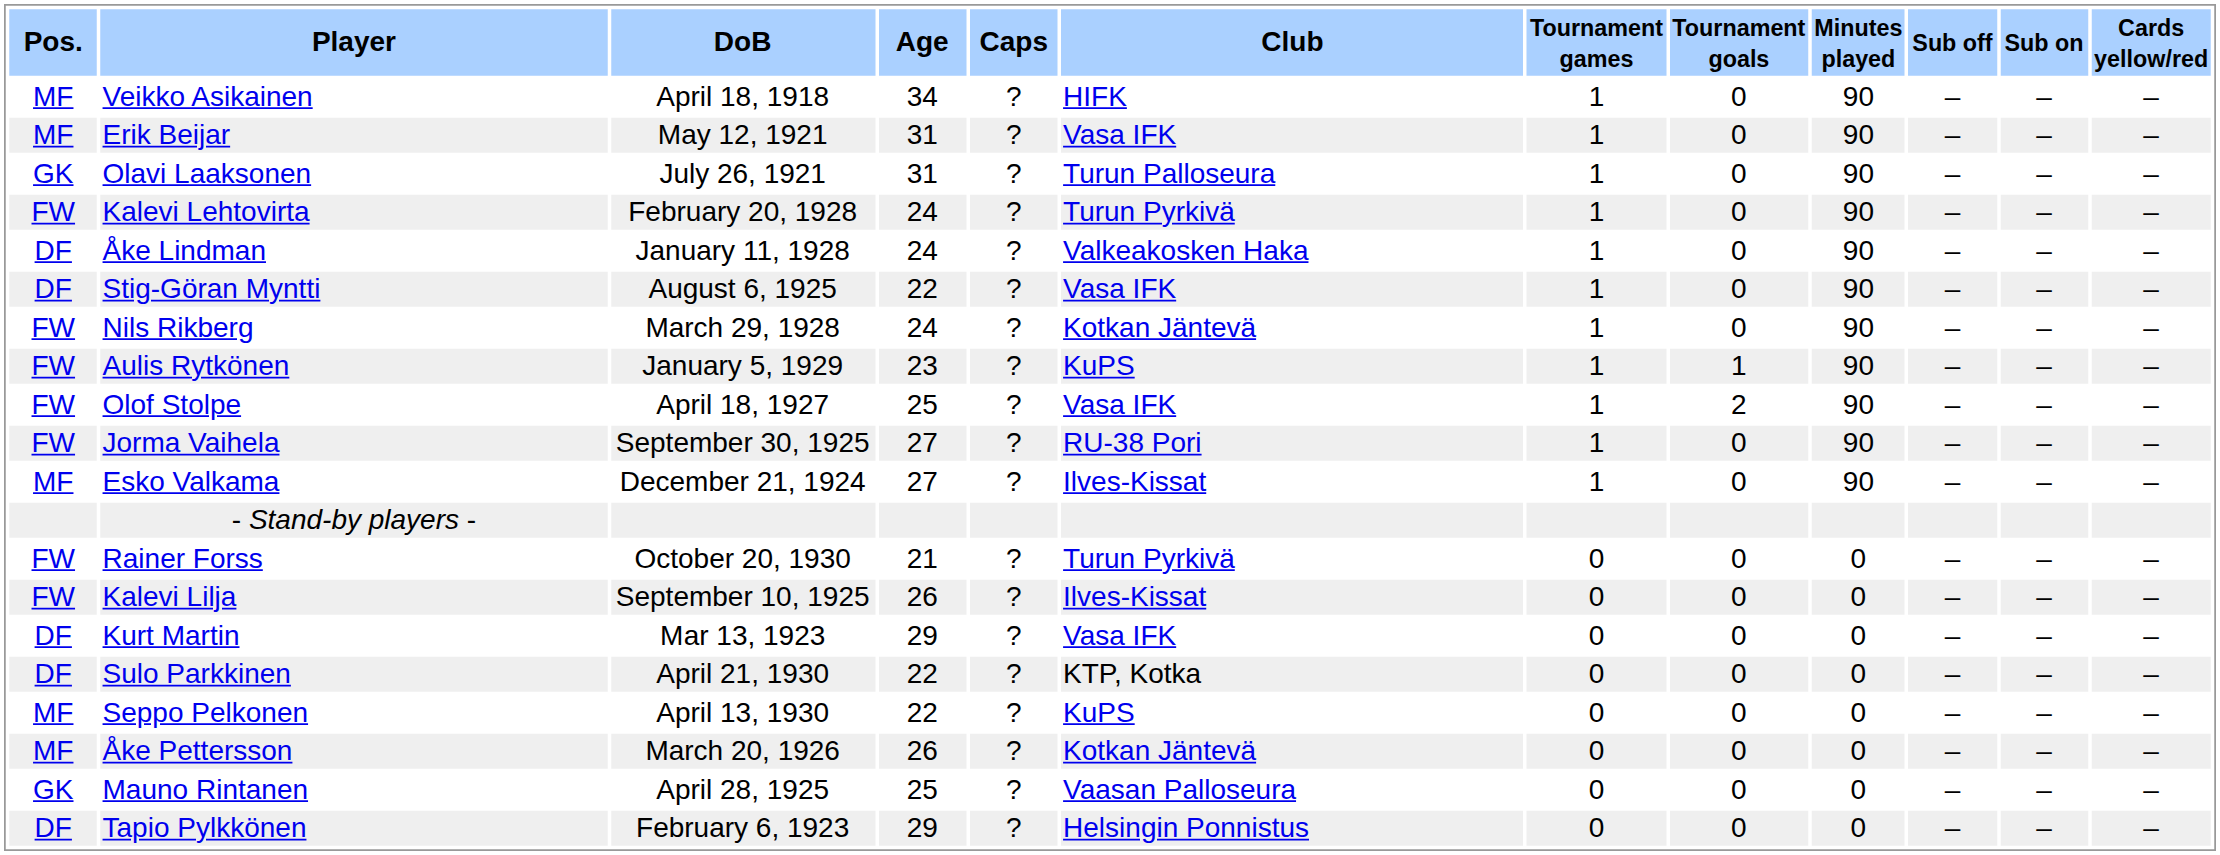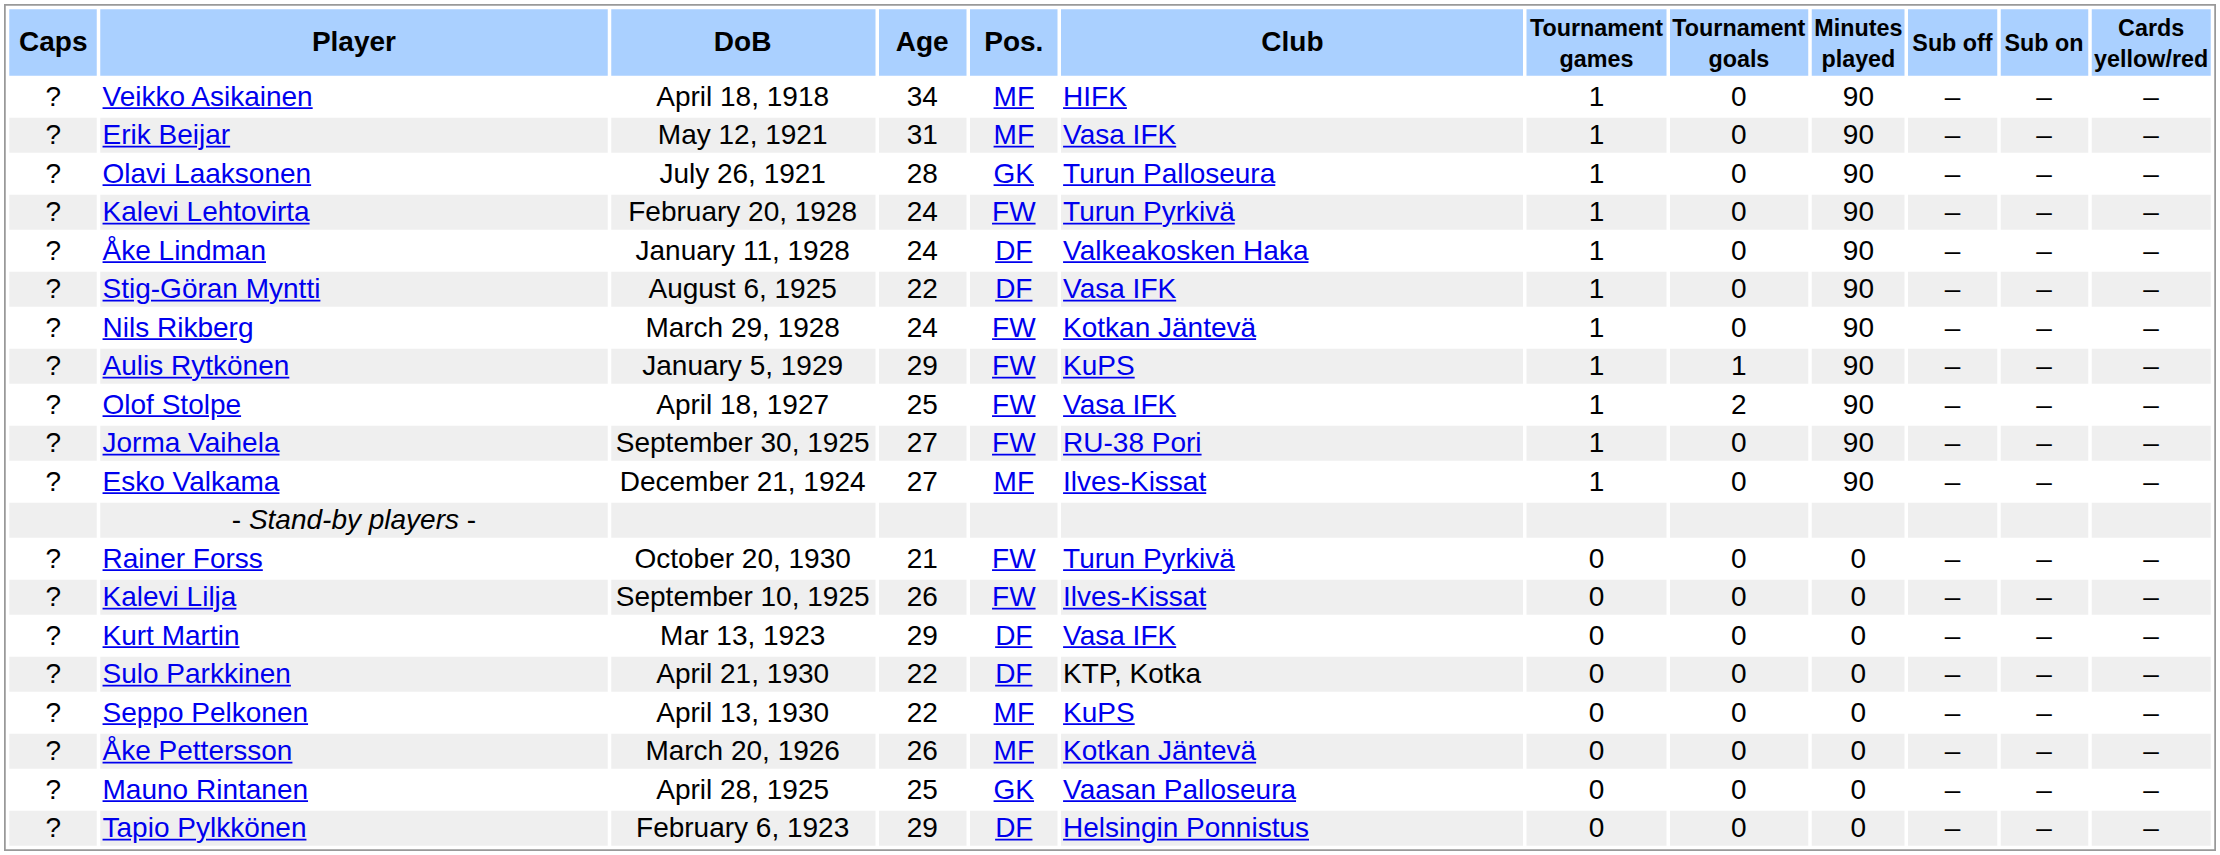columns swapped: (53, 42) <-> (1014, 42)
(922, 173) 31 -> (922, 173) 28
(922, 365) 23 -> (922, 365) 29
